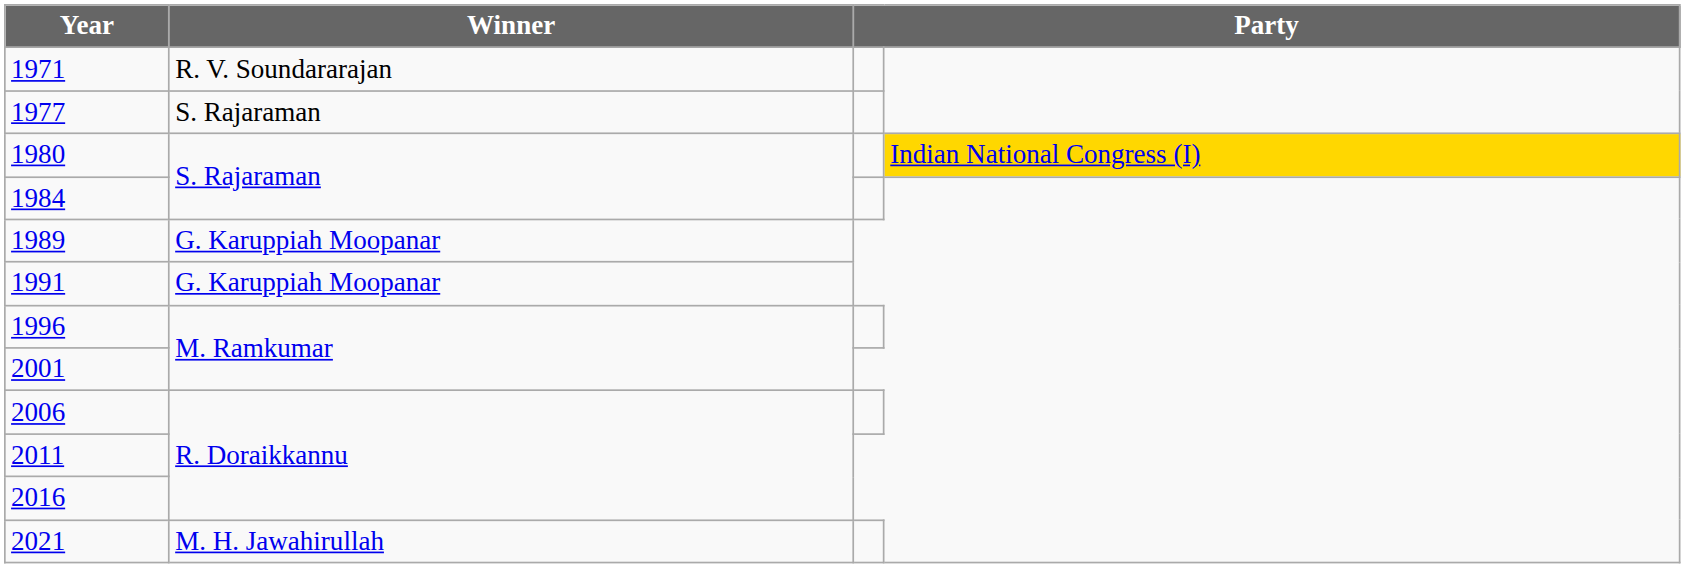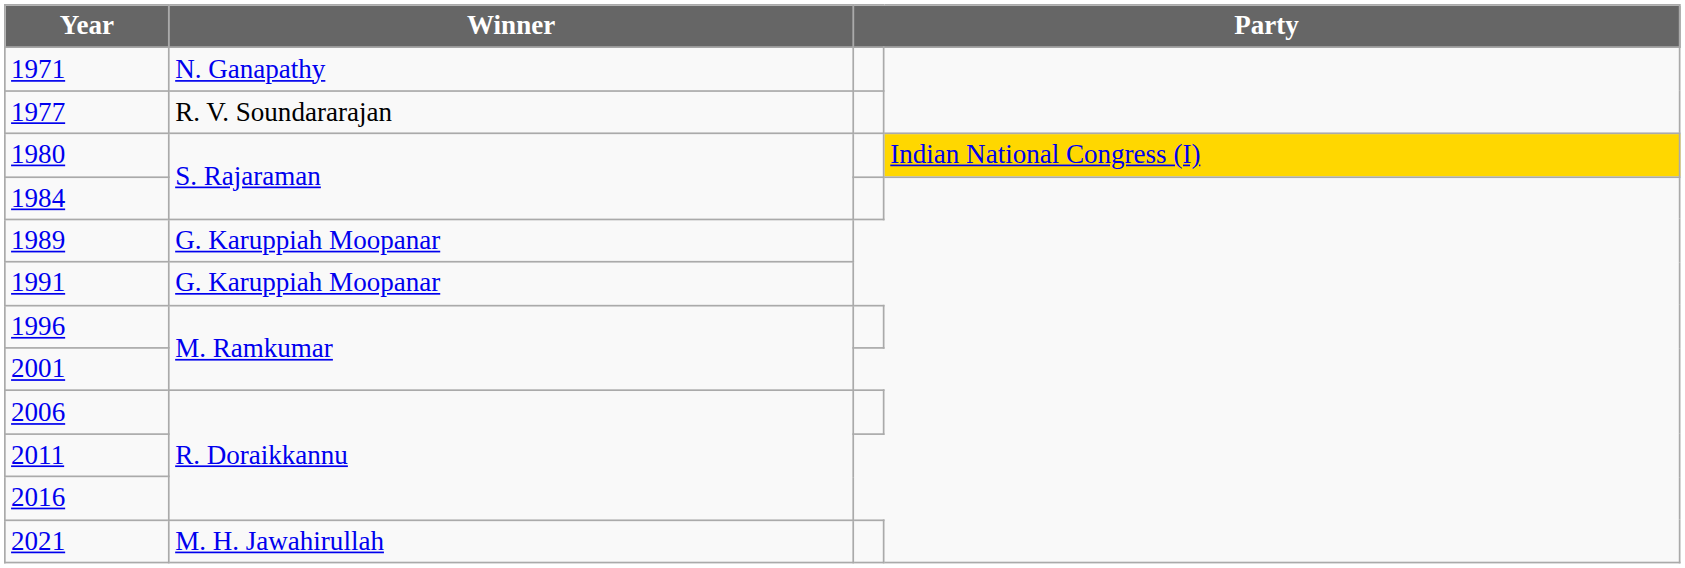(284, 68) R. V. Soundararajan -> (250, 68) N. Ganapathy
(248, 111) S. Rajaraman -> (284, 111) R. V. Soundararajan
